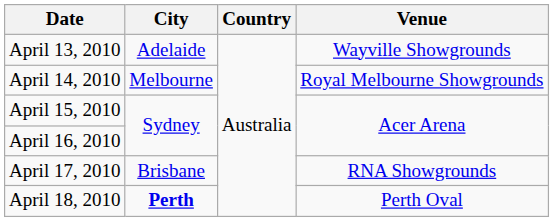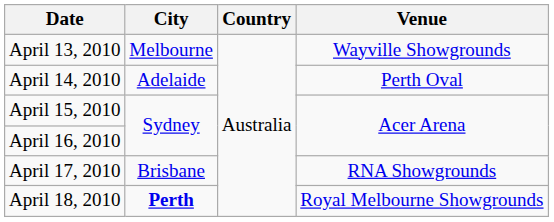(171, 49) Adelaide -> (171, 49) Melbourne
(171, 79) Melbourne -> (171, 79) Adelaide
(422, 79) Royal Melbourne Showgrounds -> (422, 79) Perth Oval
(422, 200) Perth Oval -> (422, 200) Royal Melbourne Showgrounds
